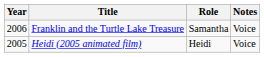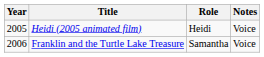rows swapped: (86, 44) <-> (108, 28)
